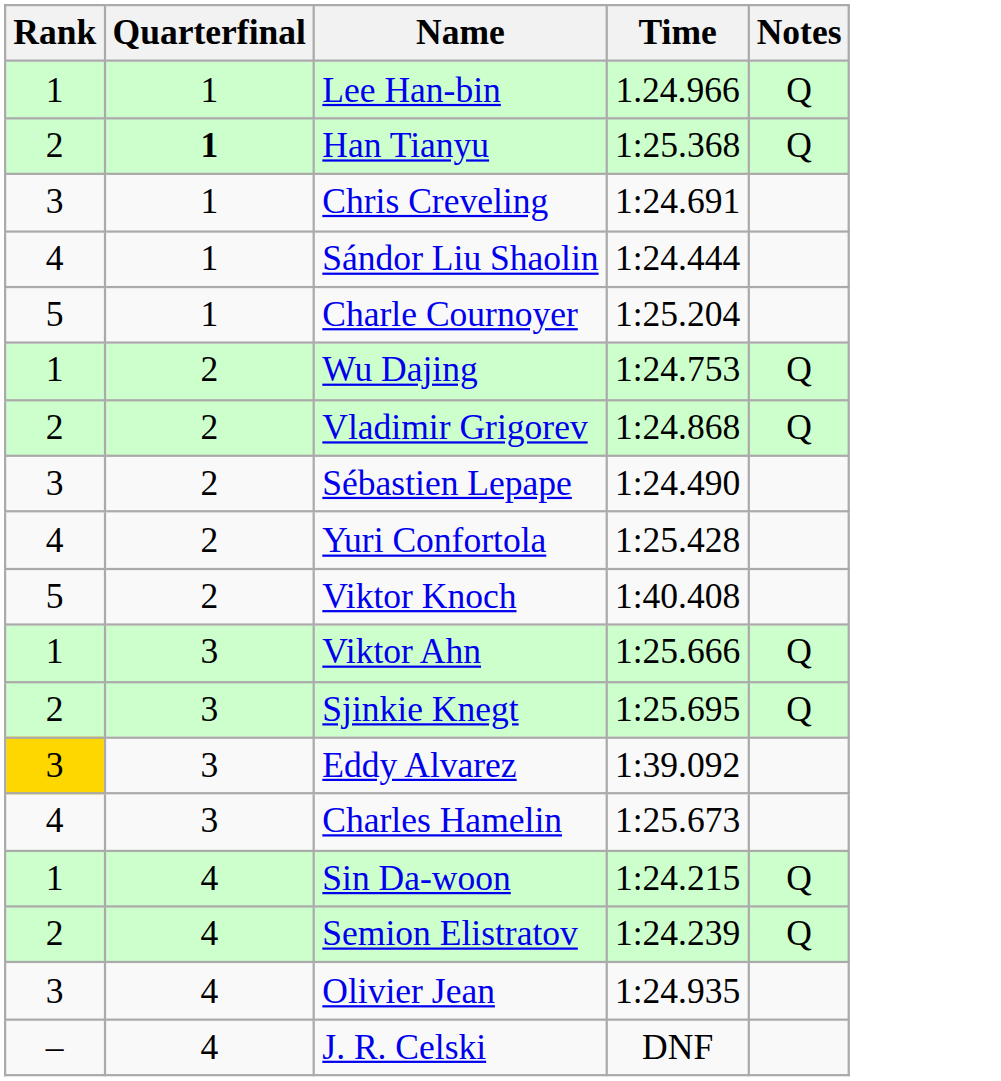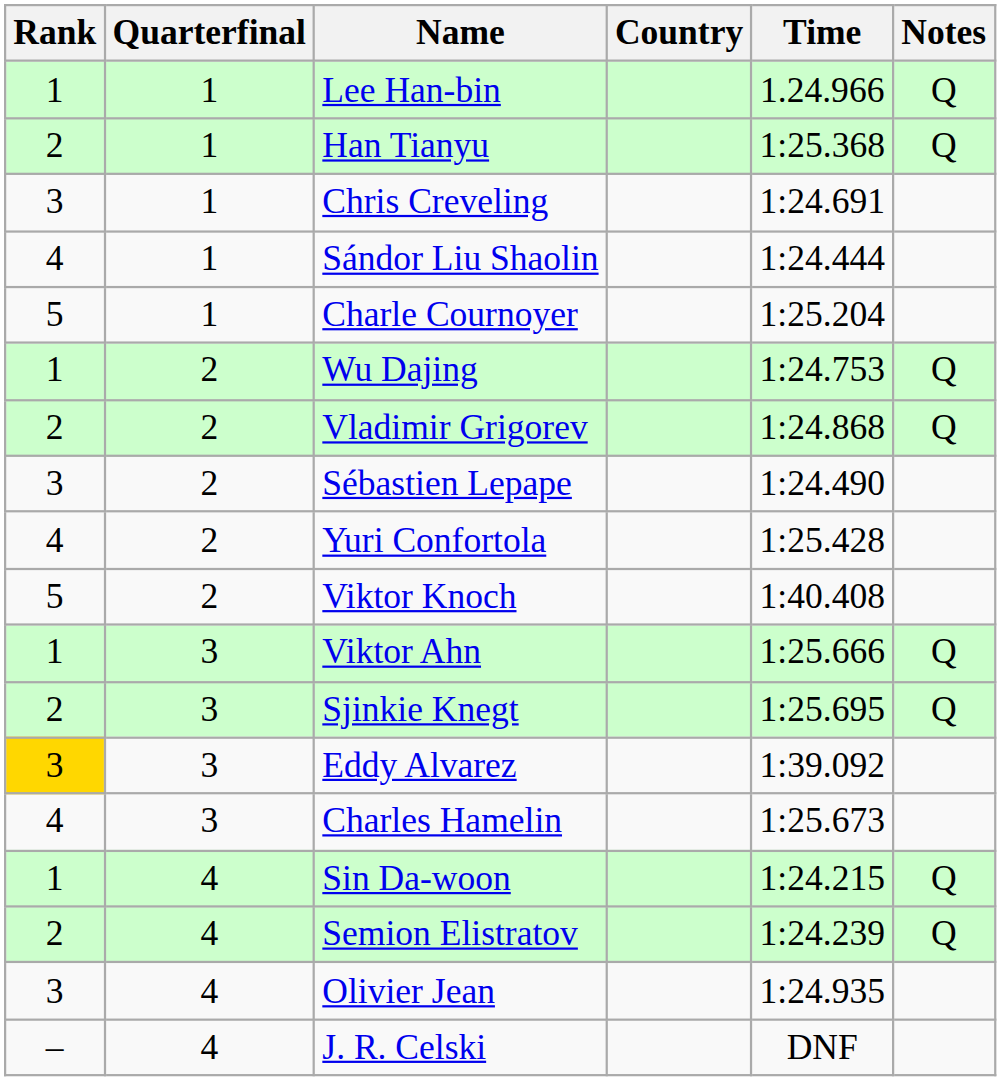+ column: (679, 32)
(209, 145) bold -> (209, 145) normal
